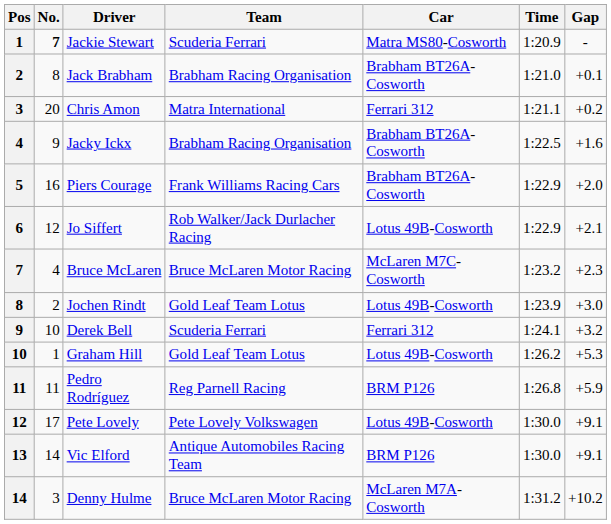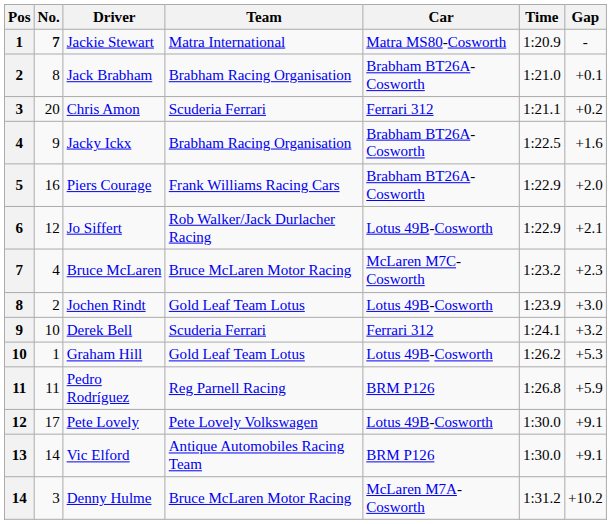(217, 41) Scuderia Ferrari -> (227, 41) Matra International
(227, 109) Matra International -> (217, 109) Scuderia Ferrari
